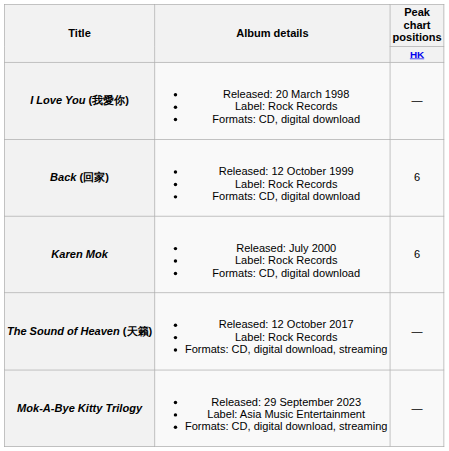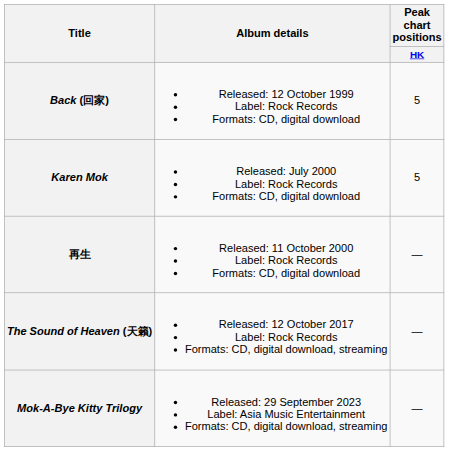- row: (80, 100)
(417, 177) 6 -> (417, 100) 5
(417, 254) 6 -> (417, 177) 5
+ row: (80, 254)
